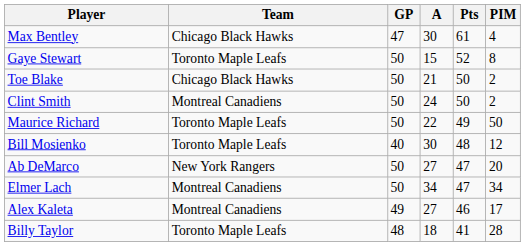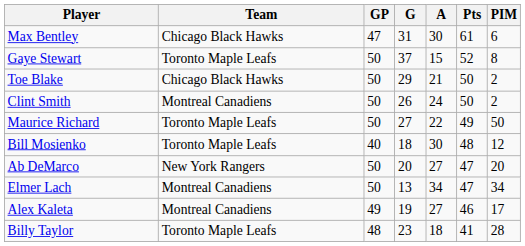+ column: (410, 15)
(492, 36) 4 -> (494, 36) 6
